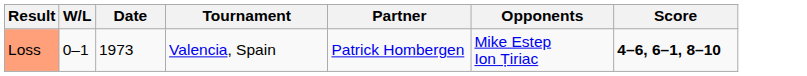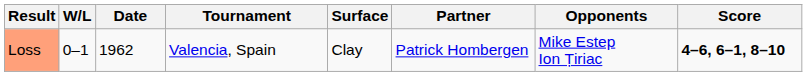+ column: (360, 16)
(116, 50) 1973 -> (116, 50) 1962
